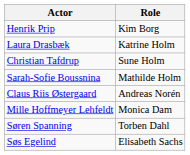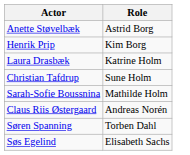+ row: (43, 28)
- row: (60, 110)
